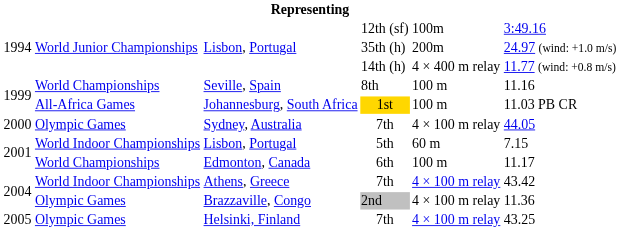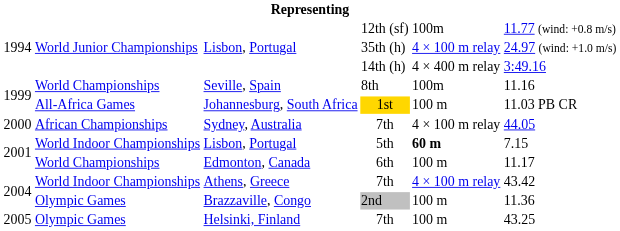(525, 28) 3:49.16 -> (560, 28) 11.77 (wind: +0.8 m/s)
(428, 47) 200m -> (456, 47) 4 × 100 m relay
(560, 66) 11.77 (wind: +0.8 m/s) -> (525, 66) 3:49.16
(430, 86) 100 m -> (428, 86) 100m
(80, 124) Olympic Games -> (101, 124) African Championships
(426, 143) normal -> (427, 143) bold
(456, 200) 4 × 100 m relay -> (430, 200) 100 m
(456, 220) 4 × 100 m relay -> (430, 220) 100 m
